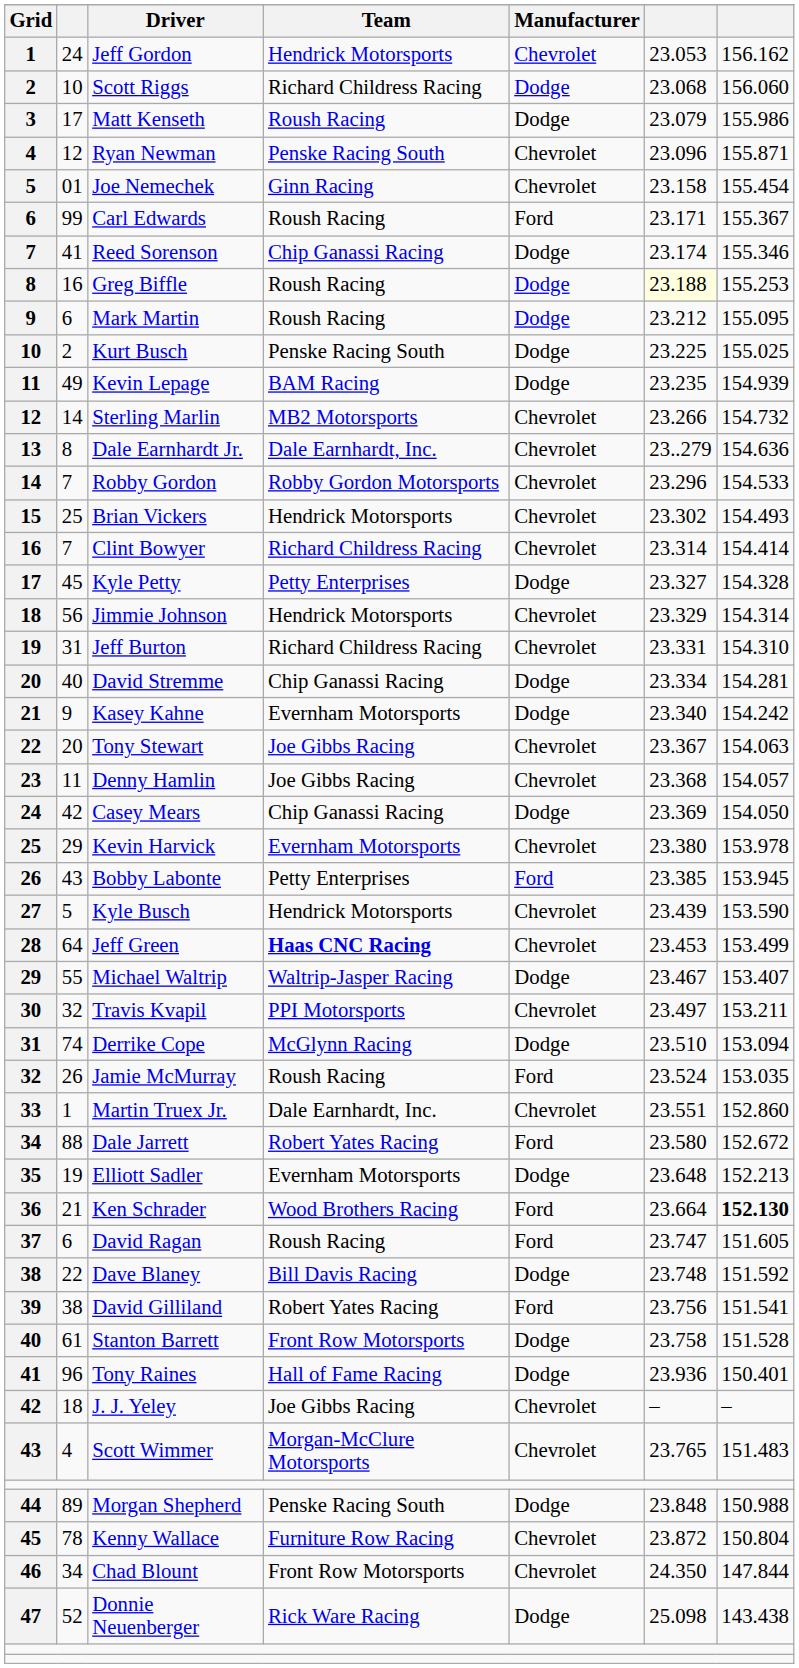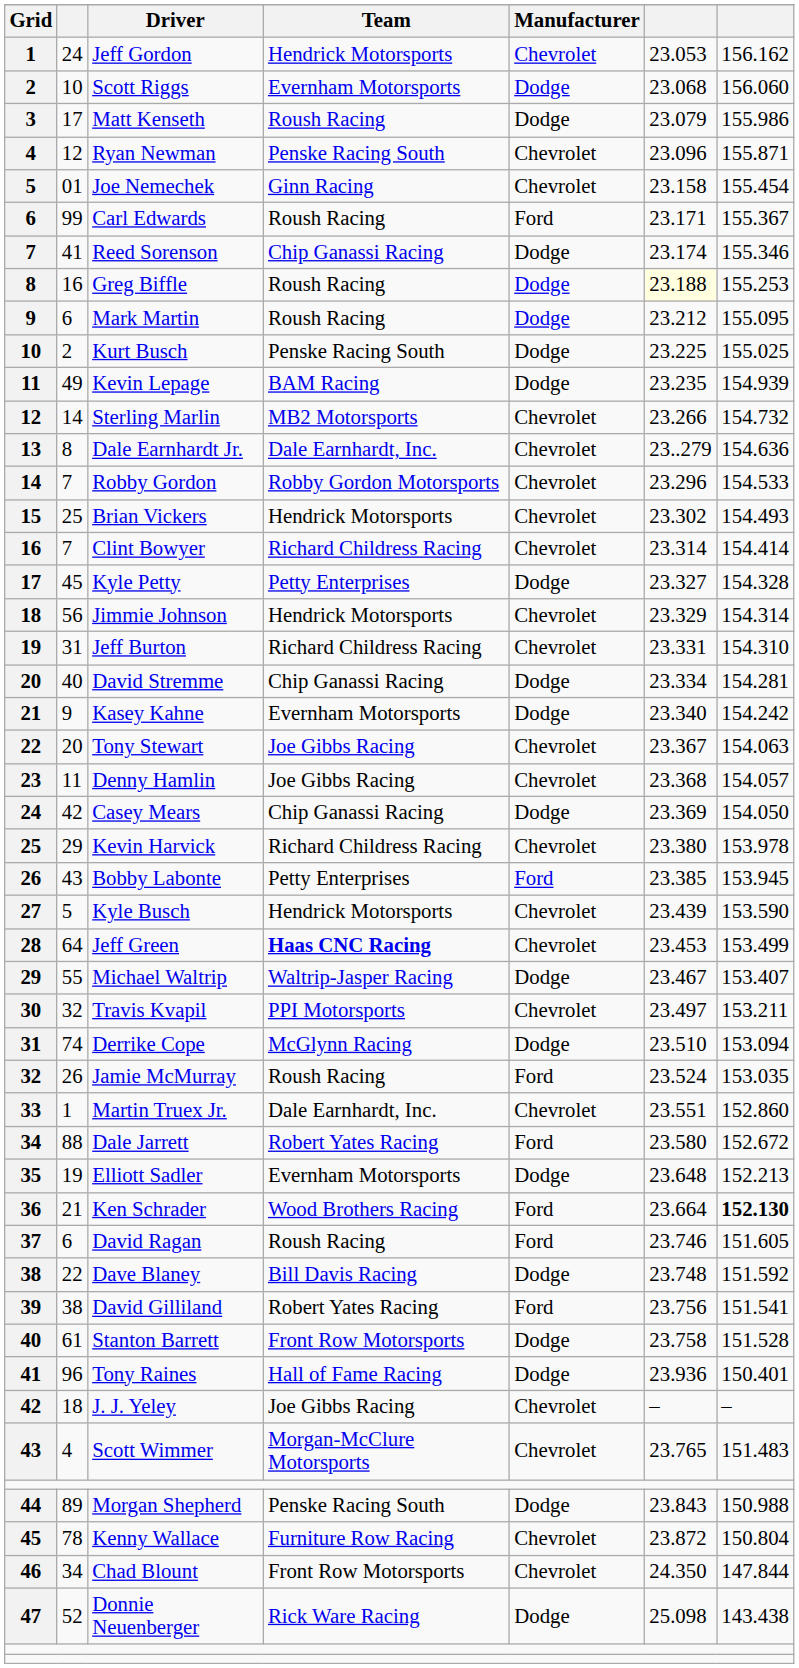(375, 86) Richard Childress Racing -> (364, 86) Evernham Motorsports
(364, 845) Evernham Motorsports -> (375, 845) Richard Childress Racing
(678, 1241) 23.747 -> (678, 1241) 23.746
(678, 1505) 23.848 -> (678, 1505) 23.843
